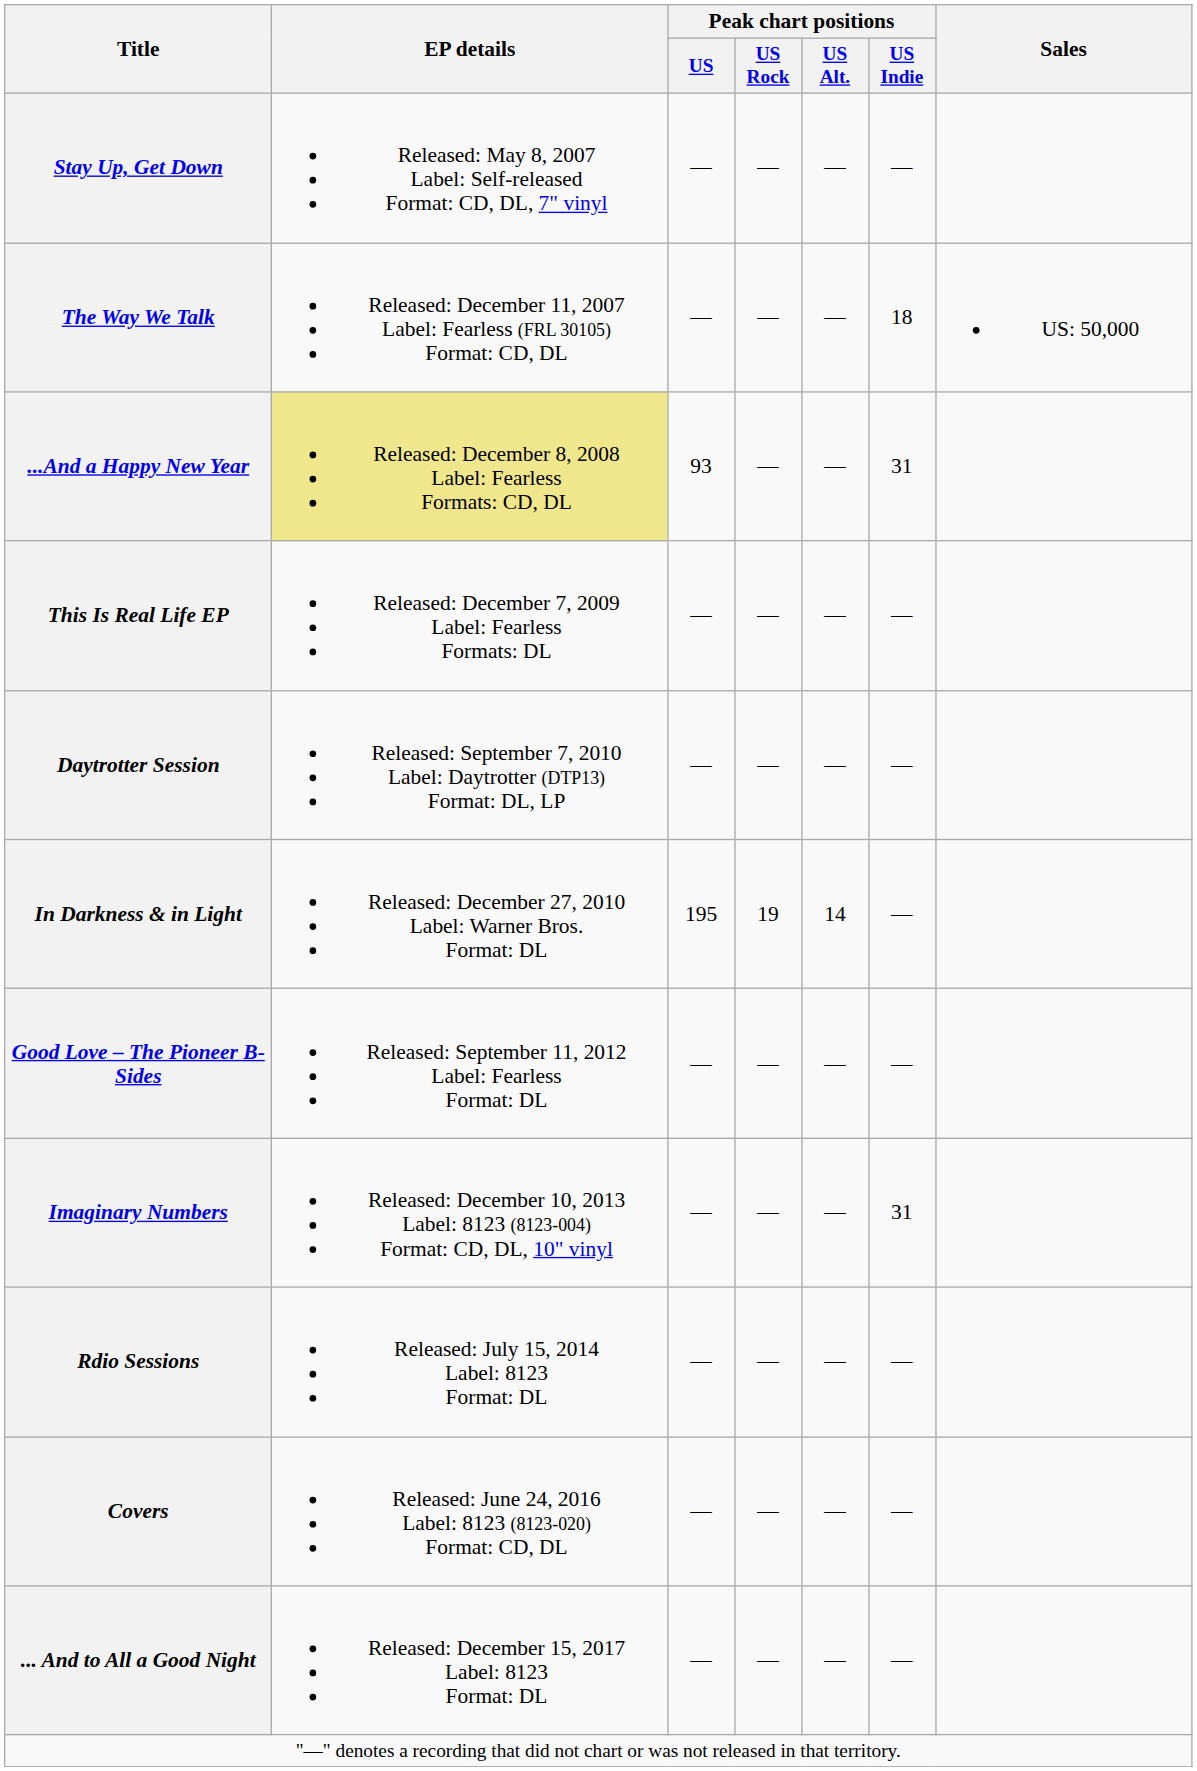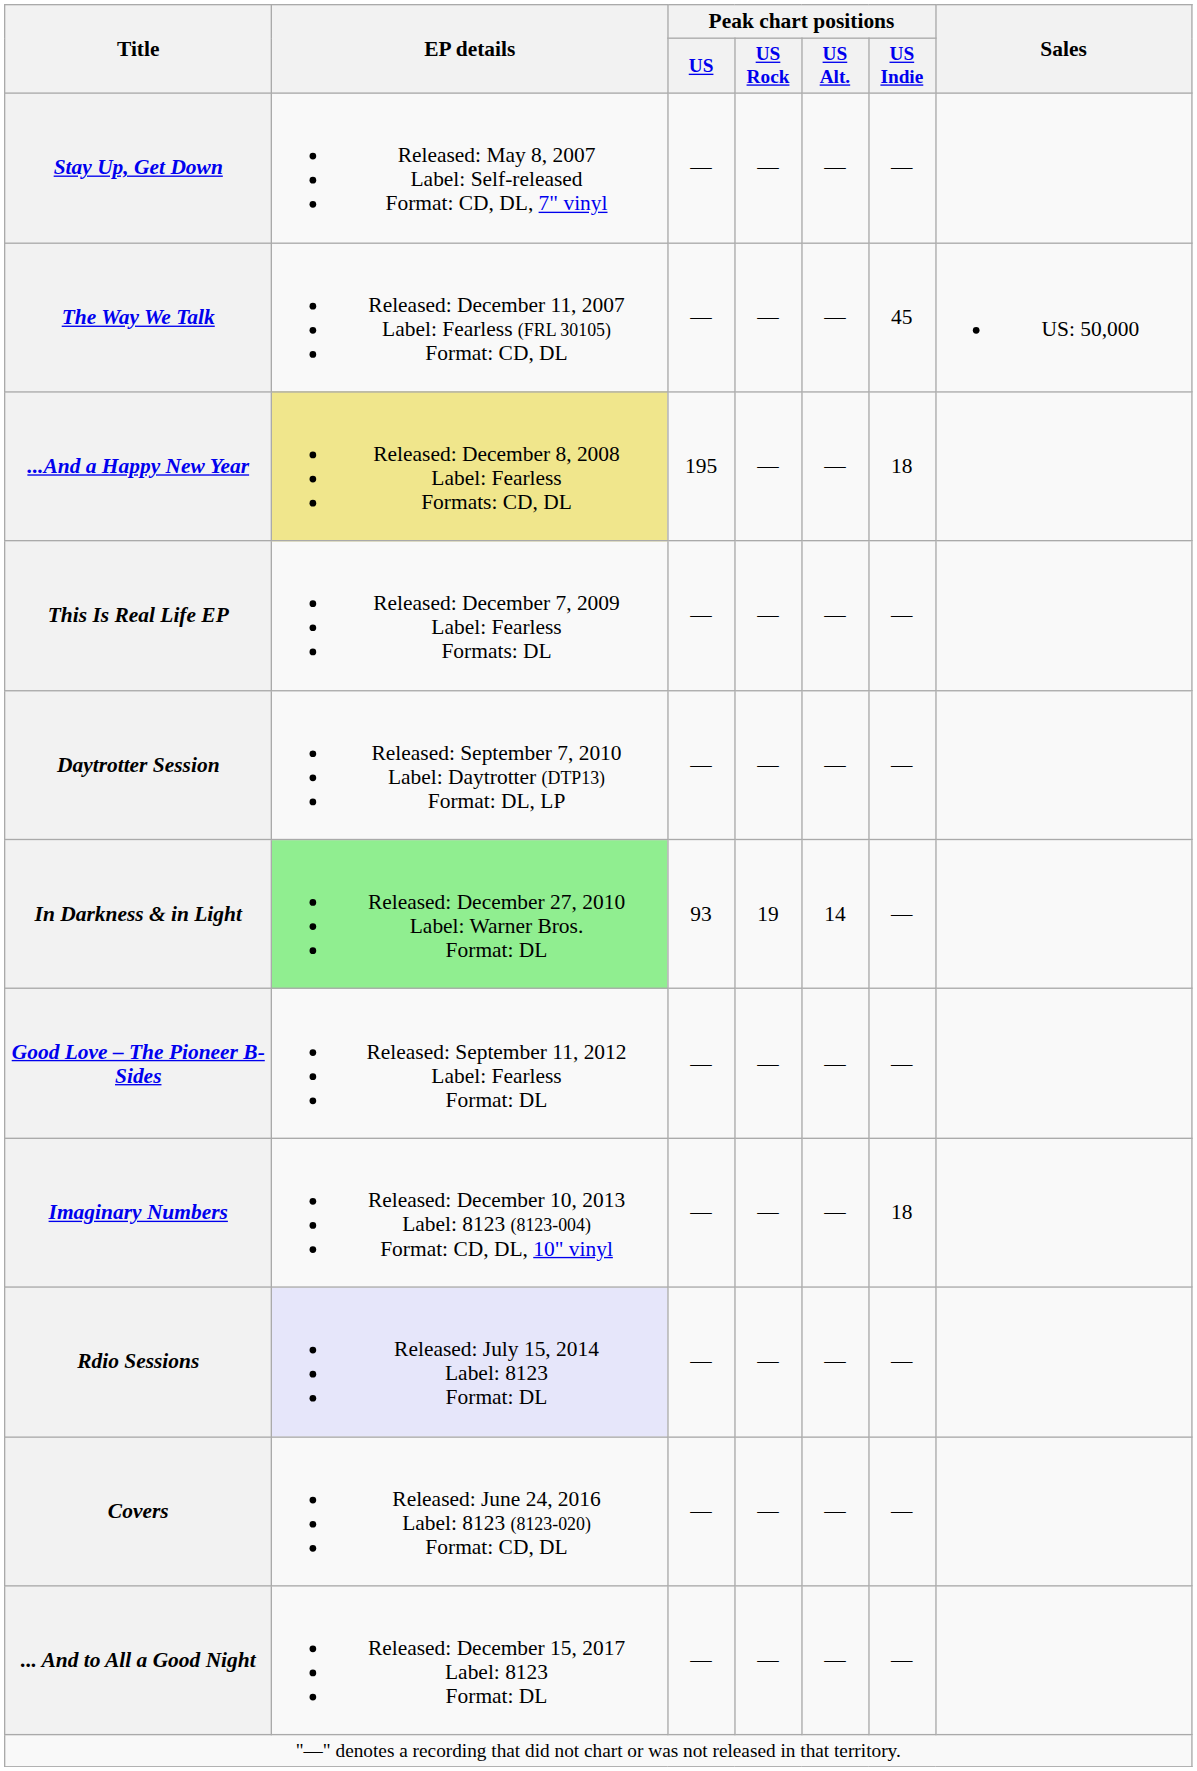(902, 316) 18 -> (902, 316) 45
(701, 466) 93 -> (701, 466) 195
(902, 466) 31 -> (902, 466) 18
(470, 926) no background -> (470, 926) lightgreen background
(701, 913) 195 -> (701, 913) 93
(902, 1212) 31 -> (902, 1212) 18
(470, 1374) no background -> (470, 1374) lavender background
